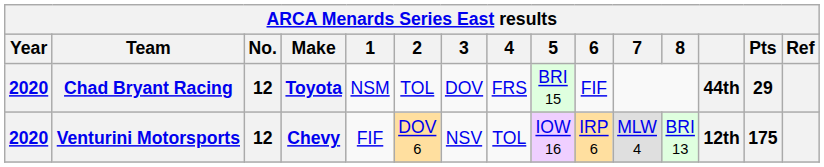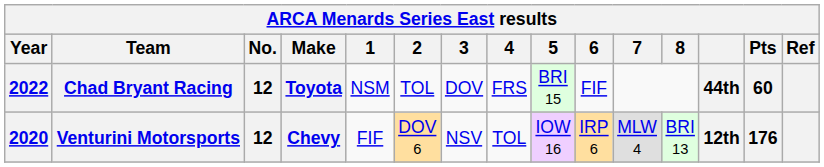(29, 88) 2020 -> (29, 88) 2022
(763, 88) 29 -> (763, 88) 60
(763, 137) 175 -> (763, 137) 176
